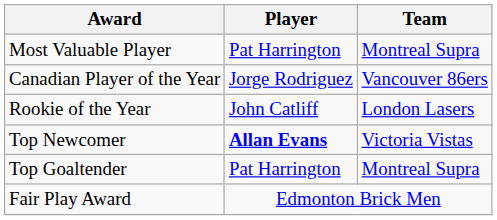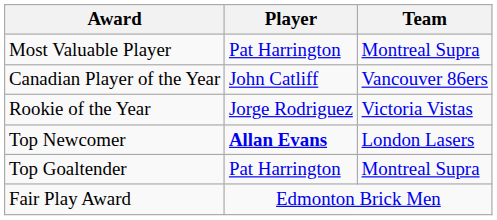(291, 79) Jorge Rodriguez -> (274, 79) John Catliff
(274, 109) John Catliff -> (291, 109) Jorge Rodriguez
(418, 109) London Lasers -> (417, 109) Victoria Vistas
(417, 139) Victoria Vistas -> (418, 139) London Lasers
